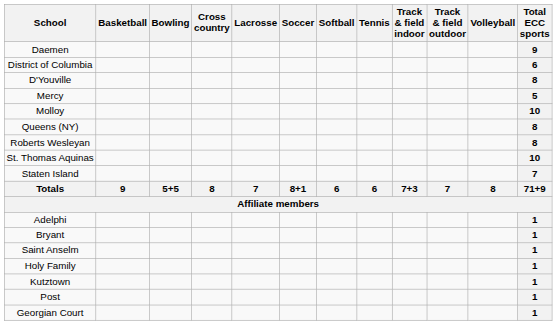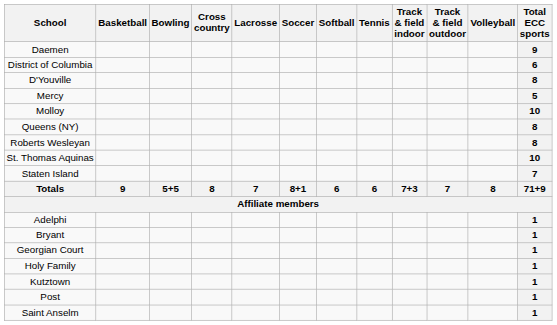rows swapped: (50, 312) <-> (50, 250)
